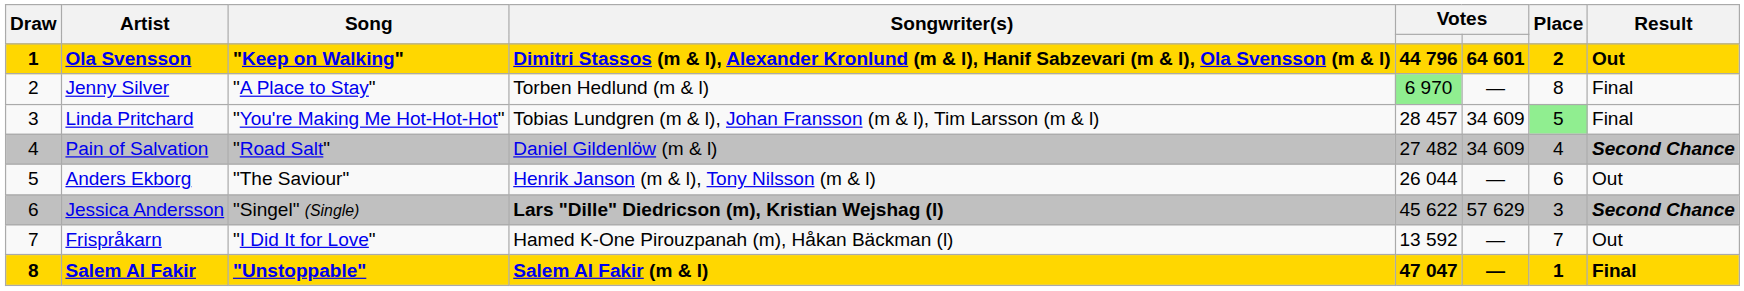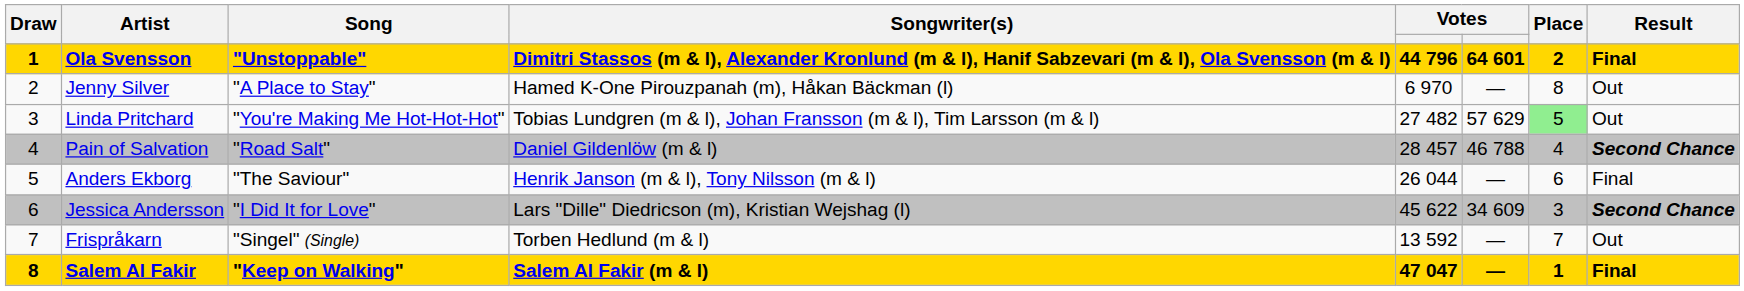(318, 58) "Keep on Walking" -> (300, 58) "Unstoppable"
(1608, 58) Out -> (1614, 58) Final
(611, 88) Torben Hedlund (m & l) -> (733, 88) Hamed K-One Pirouzpanah (m), Håkan Bäckman (l)
(1429, 88) lightgreen background -> (1429, 88) no background
(1613, 88) Final -> (1607, 88) Out
(1429, 118) 28 457 -> (1429, 118) 27 482
(1496, 118) 34 609 -> (1496, 118) 57 629
(1613, 118) Final -> (1607, 118) Out
(1429, 149) 27 482 -> (1429, 149) 28 457
(1496, 149) 34 609 -> (1496, 149) 46 788
(1607, 179) Out -> (1613, 179) Final
(296, 209) "Singel" (Single) -> (304, 209) "I Did It for Love"
(728, 209) bold -> (712, 209) normal
(1496, 209) 57 629 -> (1496, 209) 34 609
(304, 239) "I Did It for Love" -> (296, 239) "Singel" (Single)
(733, 239) Hamed K-One Pirouzpanah (m), Håkan Bäckman (l) -> (611, 239) Torben Hedlund (m & l)
(300, 269) "Unstoppable" -> (318, 269) "Keep on Walking"
